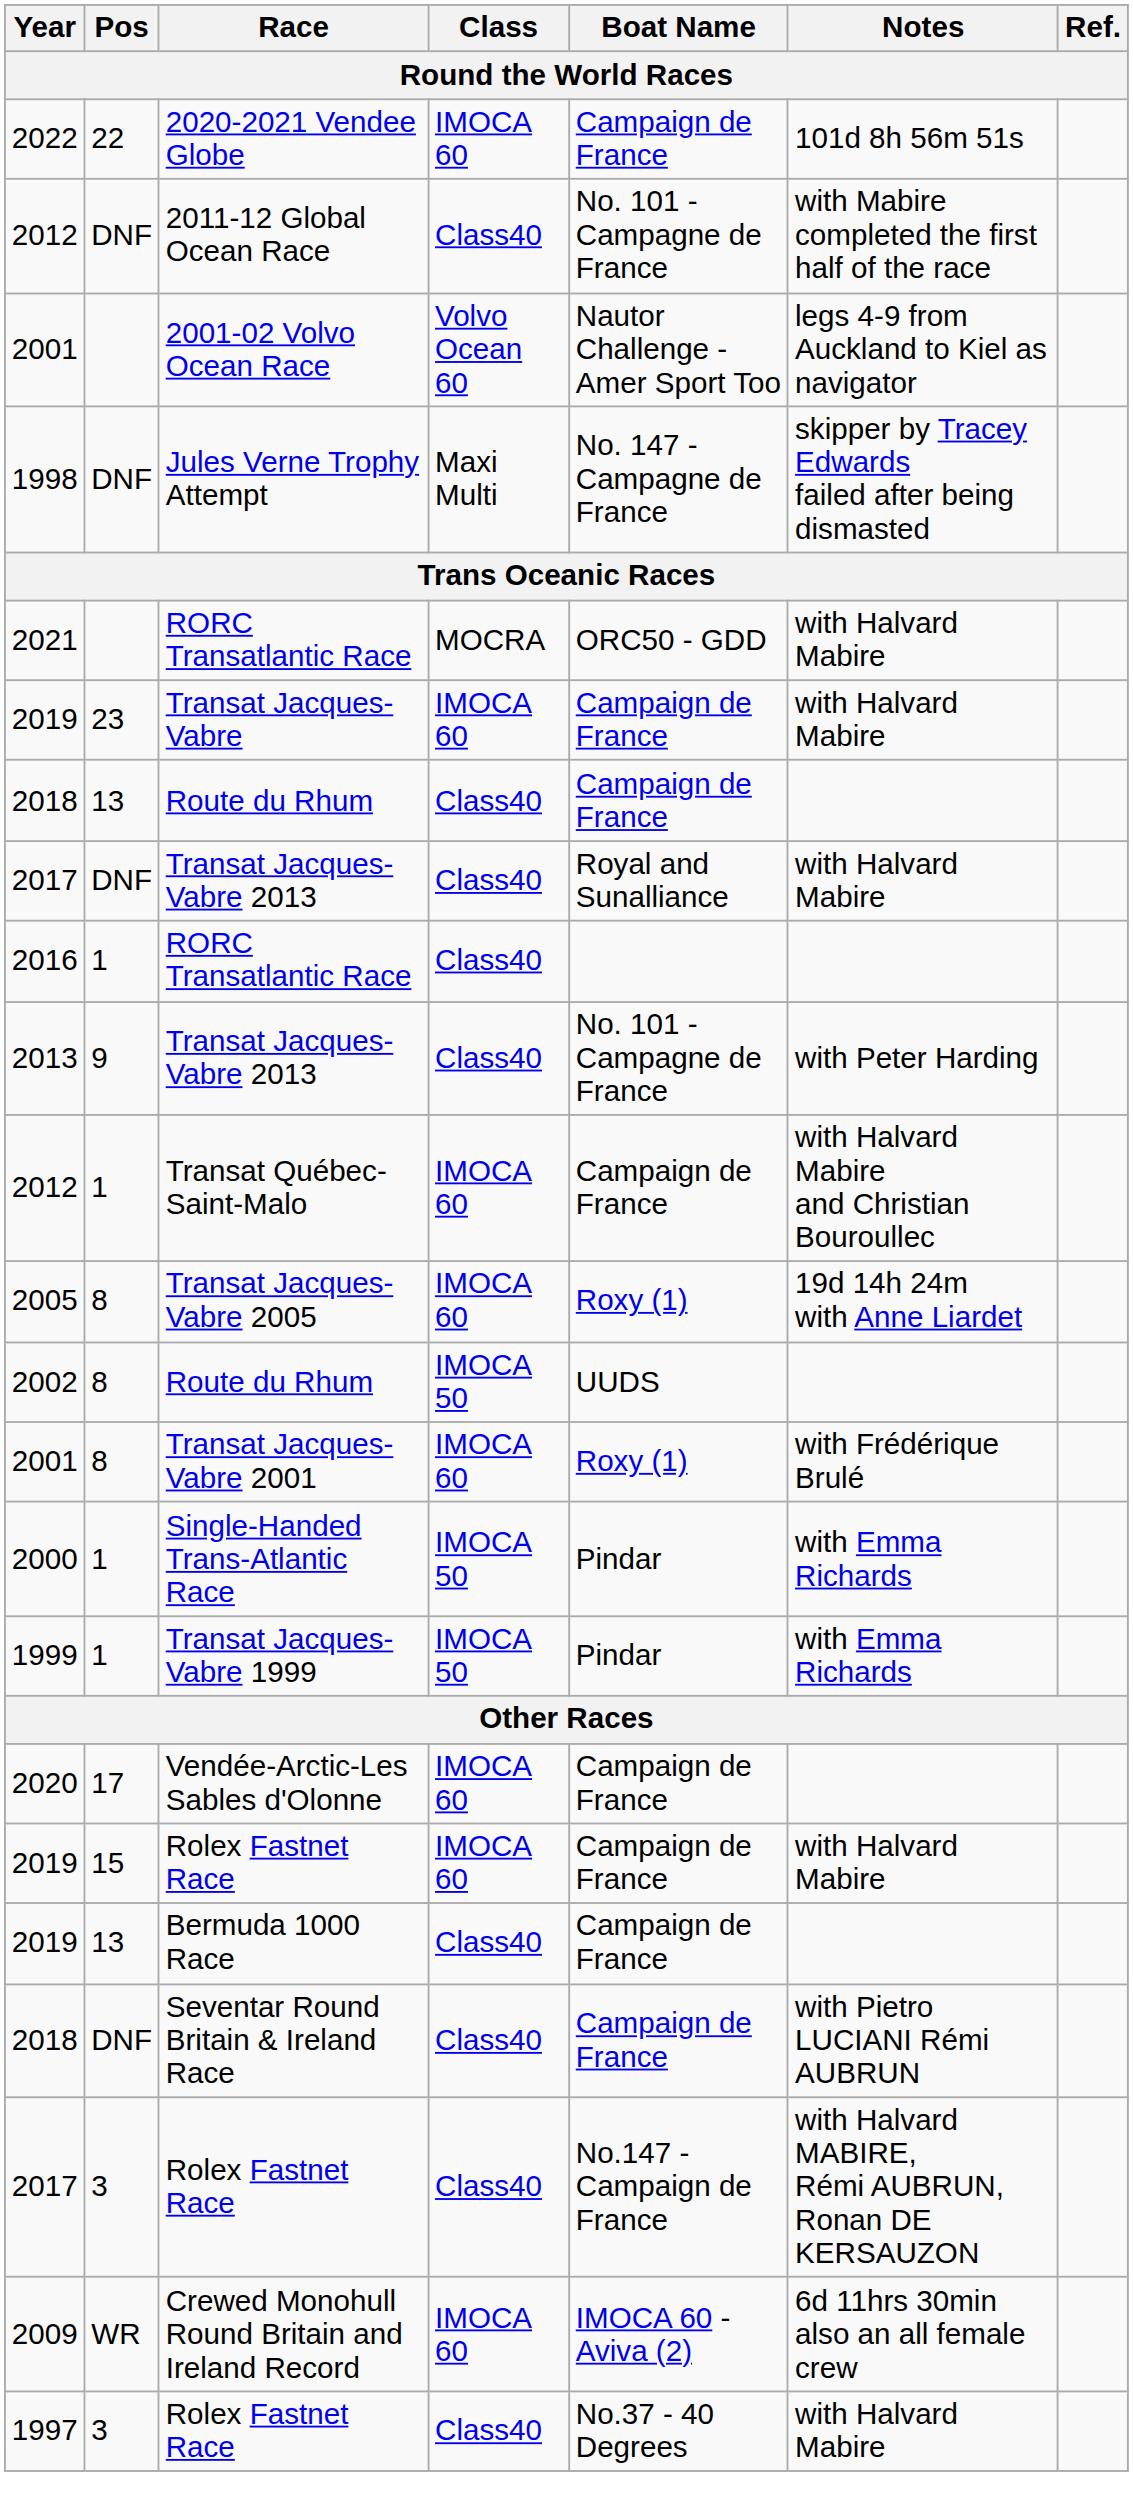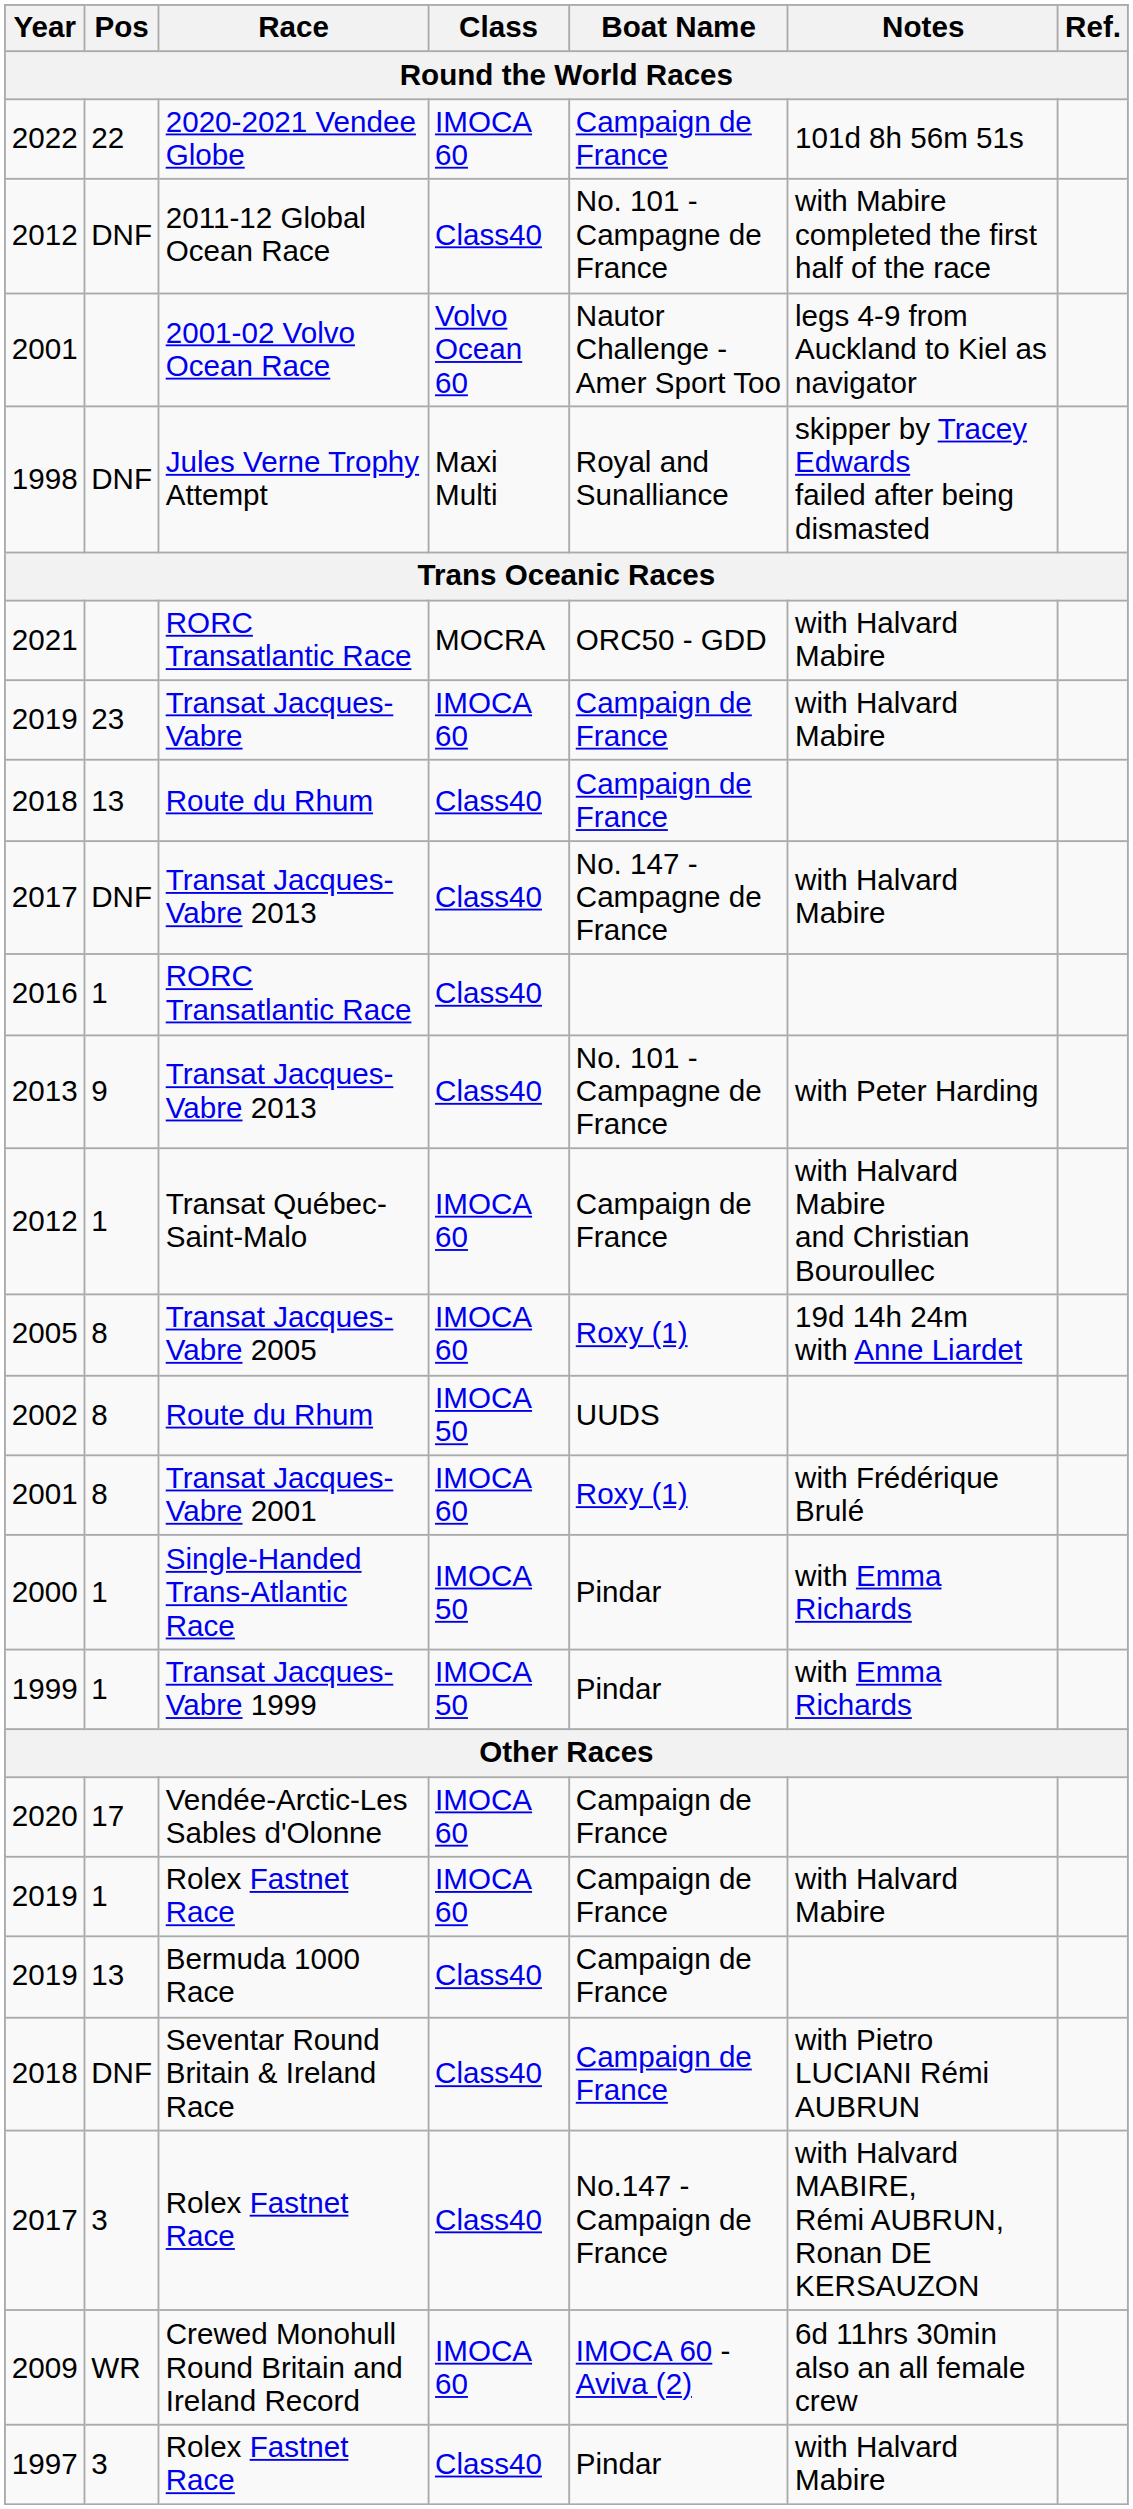(669, 479) No. 147 - Campagne de France -> (652, 479) Royal and Sunalliance
(652, 880) Royal and Sunalliance -> (669, 897) No. 147 - Campagne de France
(108, 1862) 15 -> (99, 1896) 1
(645, 2430) No.37 - 40 Degrees -> (619, 2463) Pindar
